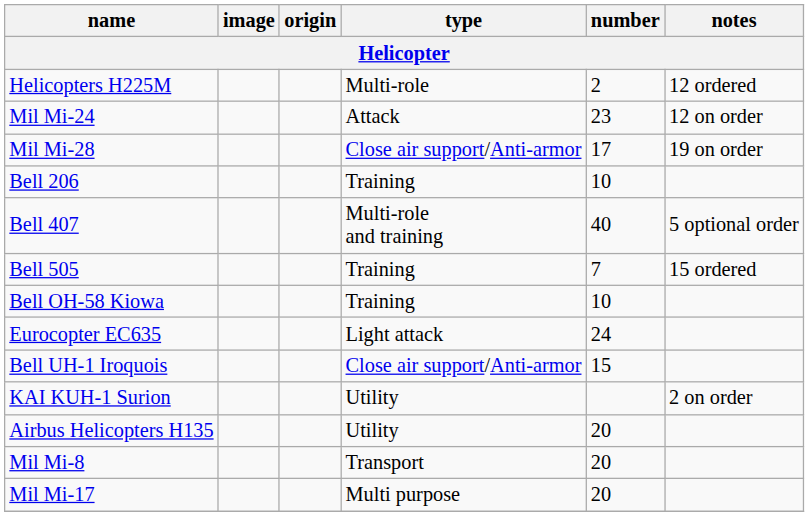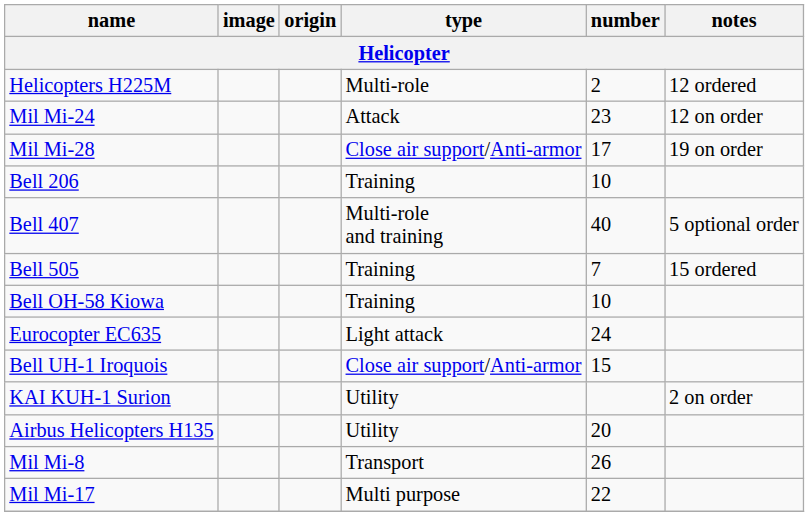(601, 462) 20 -> (601, 462) 26
(601, 494) 20 -> (601, 494) 22
